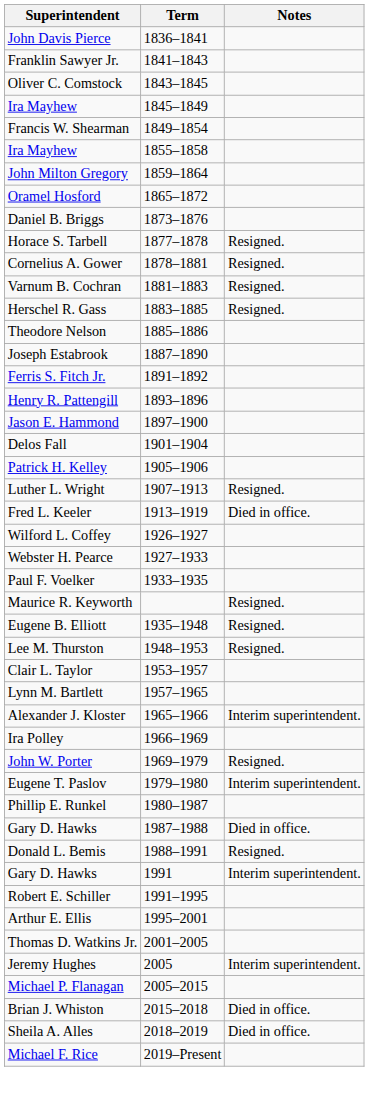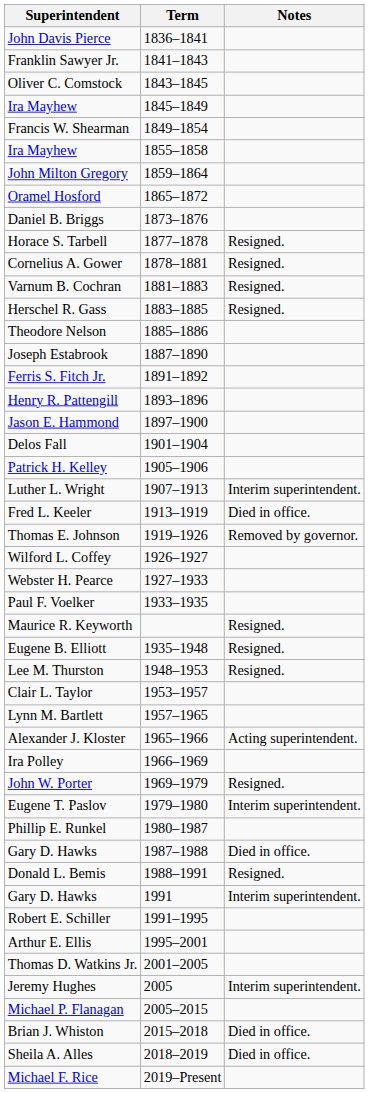(256, 490) Resigned. -> (294, 490) Interim superintendent.
+ row: (64, 535)
(294, 715) Interim superintendent. -> (293, 738) Acting superintendent.
